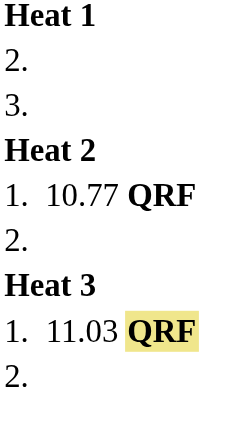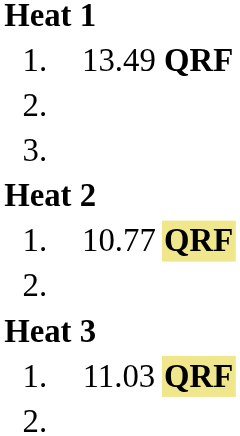+ row: (35, 60)
(162, 195) no background -> (199, 240) khaki background
